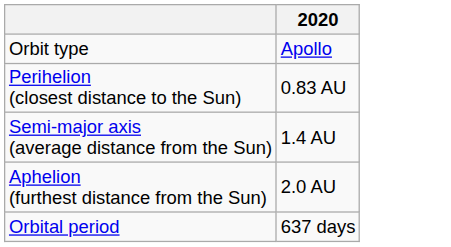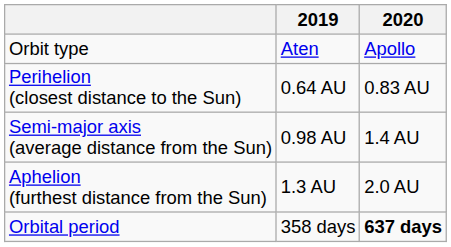+ column: (318, 20)
(318, 227) normal -> (403, 227) bold
